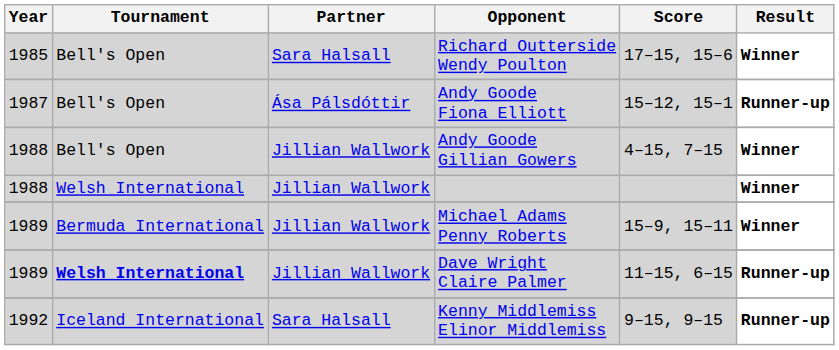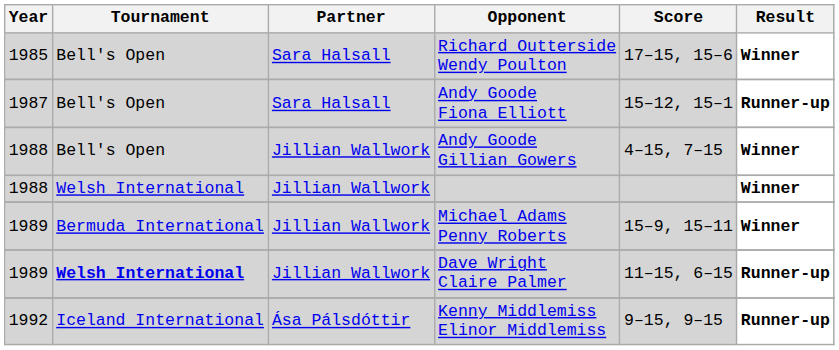(341, 103) Ása Pálsdóttir -> (331, 103) Sara Halsall
(331, 321) Sara Halsall -> (341, 321) Ása Pálsdóttir
